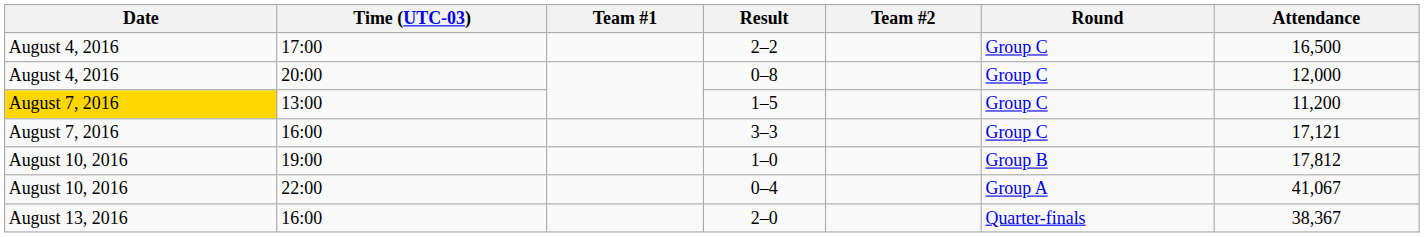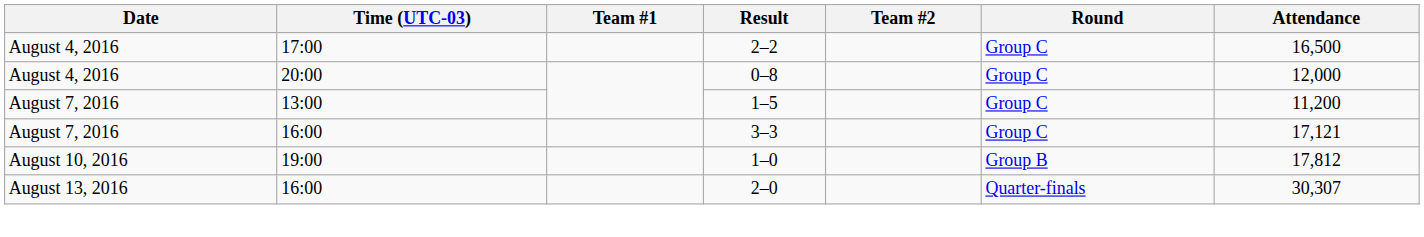(64, 103) gold background -> (64, 103) no background
- row: (764, 189)
(1316, 217) 38,367 -> (1316, 189) 30,307
